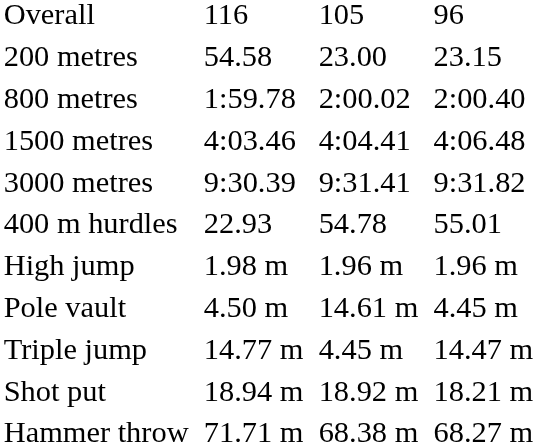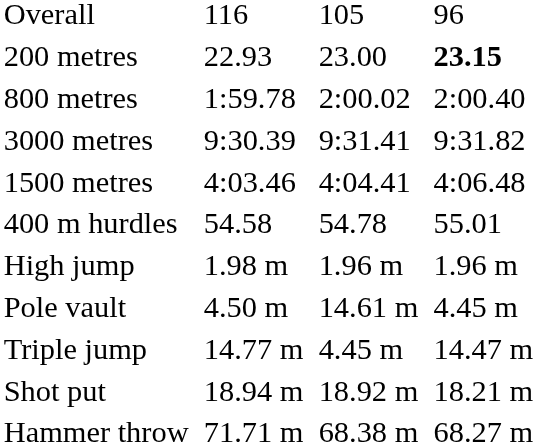(238, 56) 54.58 -> (238, 56) 22.93
(468, 56) normal -> (468, 56) bold
rows swapped: (78, 139) <-> (78, 181)
(238, 223) 22.93 -> (238, 223) 54.58
